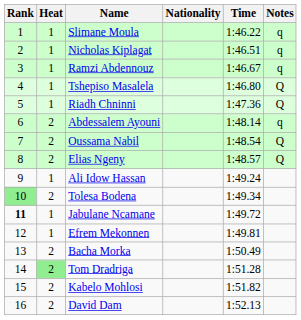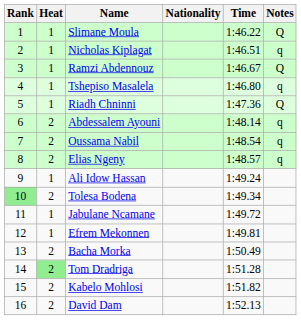(280, 31) q -> (280, 31) Q
(280, 68) q -> (280, 68) Q
(280, 86) Q -> (280, 86) q
(280, 141) Q -> (280, 141) q
(280, 159) Q -> (280, 159) q
(20, 214) bold -> (20, 214) normal
